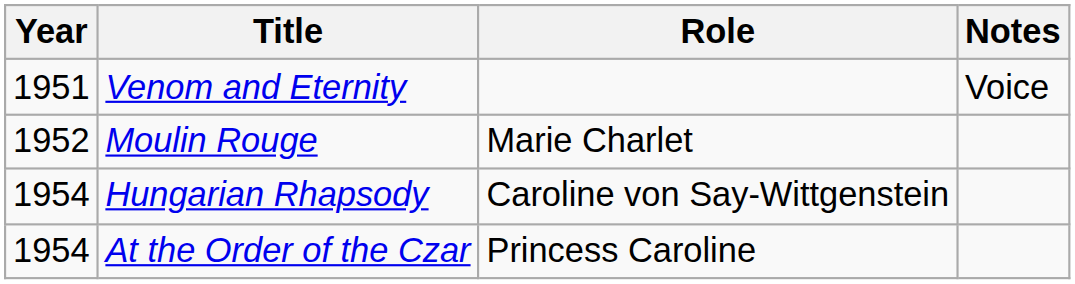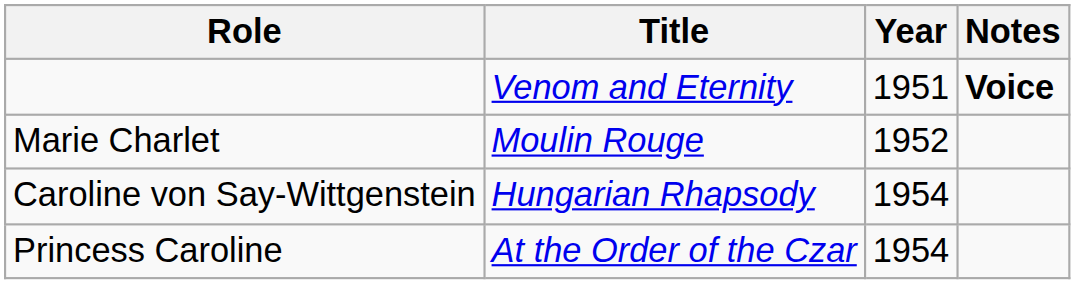columns swapped: (51, 31) <-> (718, 31)
(1007, 86) normal -> (1010, 86) bold
